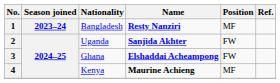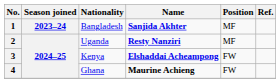(154, 26) Resty Nanziri -> (157, 26) Sanjida Akhter
(157, 41) Sanjida Akhter -> (154, 41) Resty Nanziri
(229, 41) FW -> (229, 41) MF
(92, 55) Ghana -> (92, 55) Kenya
(92, 70) Kenya -> (92, 70) Ghana
(229, 70) MF -> (229, 70) FW
